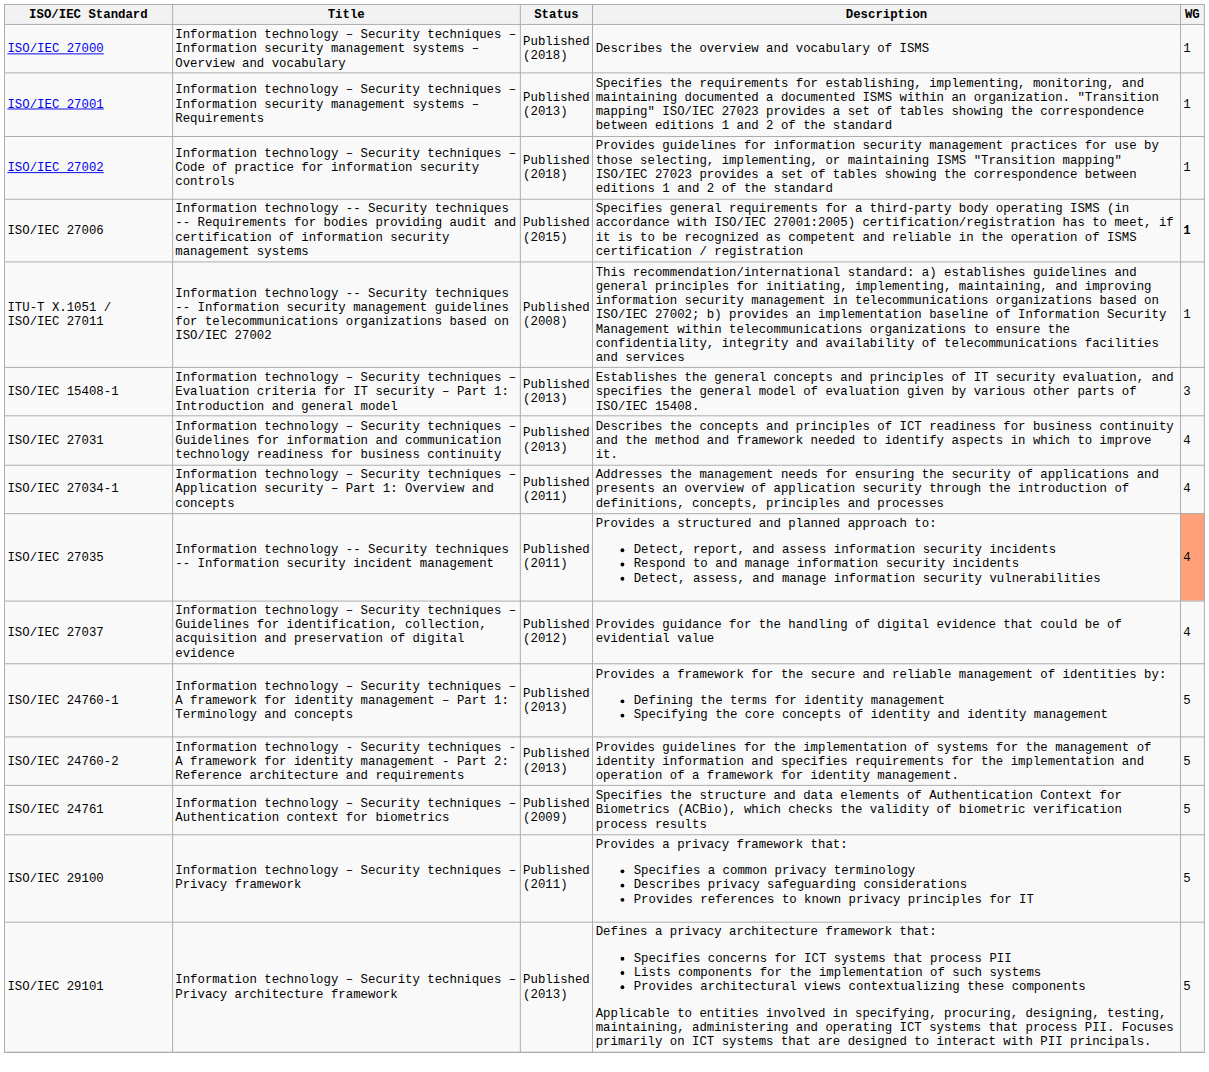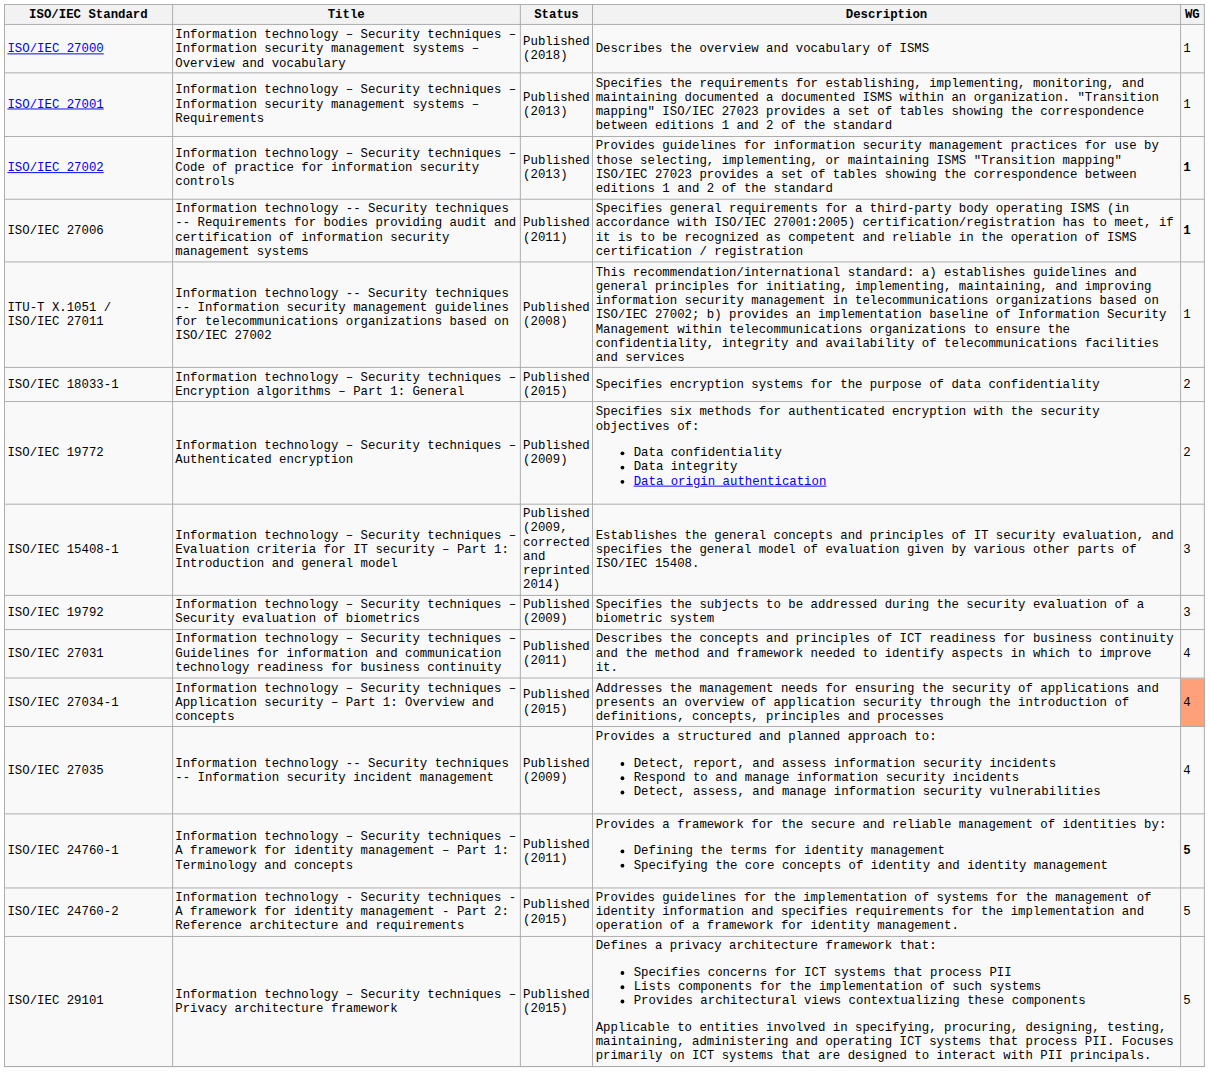(556, 168) Published (2018) -> (556, 168) Published (2013)
(1187, 168) normal -> (1187, 168) bold
(556, 230) Published (2015) -> (556, 230) Published (2011)
+ row: (63, 385)
+ row: (56, 453)
(556, 392) Published (2013) -> (556, 549) Published (2009, corrected and reprinted 2014)
+ row: (56, 612)
(556, 440) Published (2013) -> (556, 654) Published (2011)
(556, 489) Published (2011) -> (556, 702) Published (2015)
(1187, 489) no background -> (1187, 702) lightsalmon background
(556, 557) Published (2011) -> (556, 771) Published (2009)
(1187, 557) lightsalmon background -> (1187, 771) no background
- row: (56, 632)
(556, 700) Published (2013) -> (556, 851) Published (2011)
(1187, 700) normal -> (1187, 851) bold
(556, 761) Published (2013) -> (556, 912) Published (2015)
- row: (56, 810)
- row: (56, 878)
(556, 987) Published (2013) -> (556, 1001) Published (2015)
